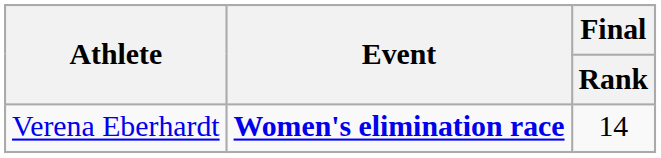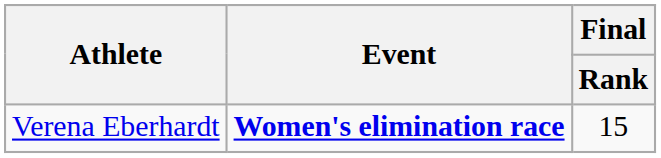(613, 127) 14 -> (613, 127) 15
